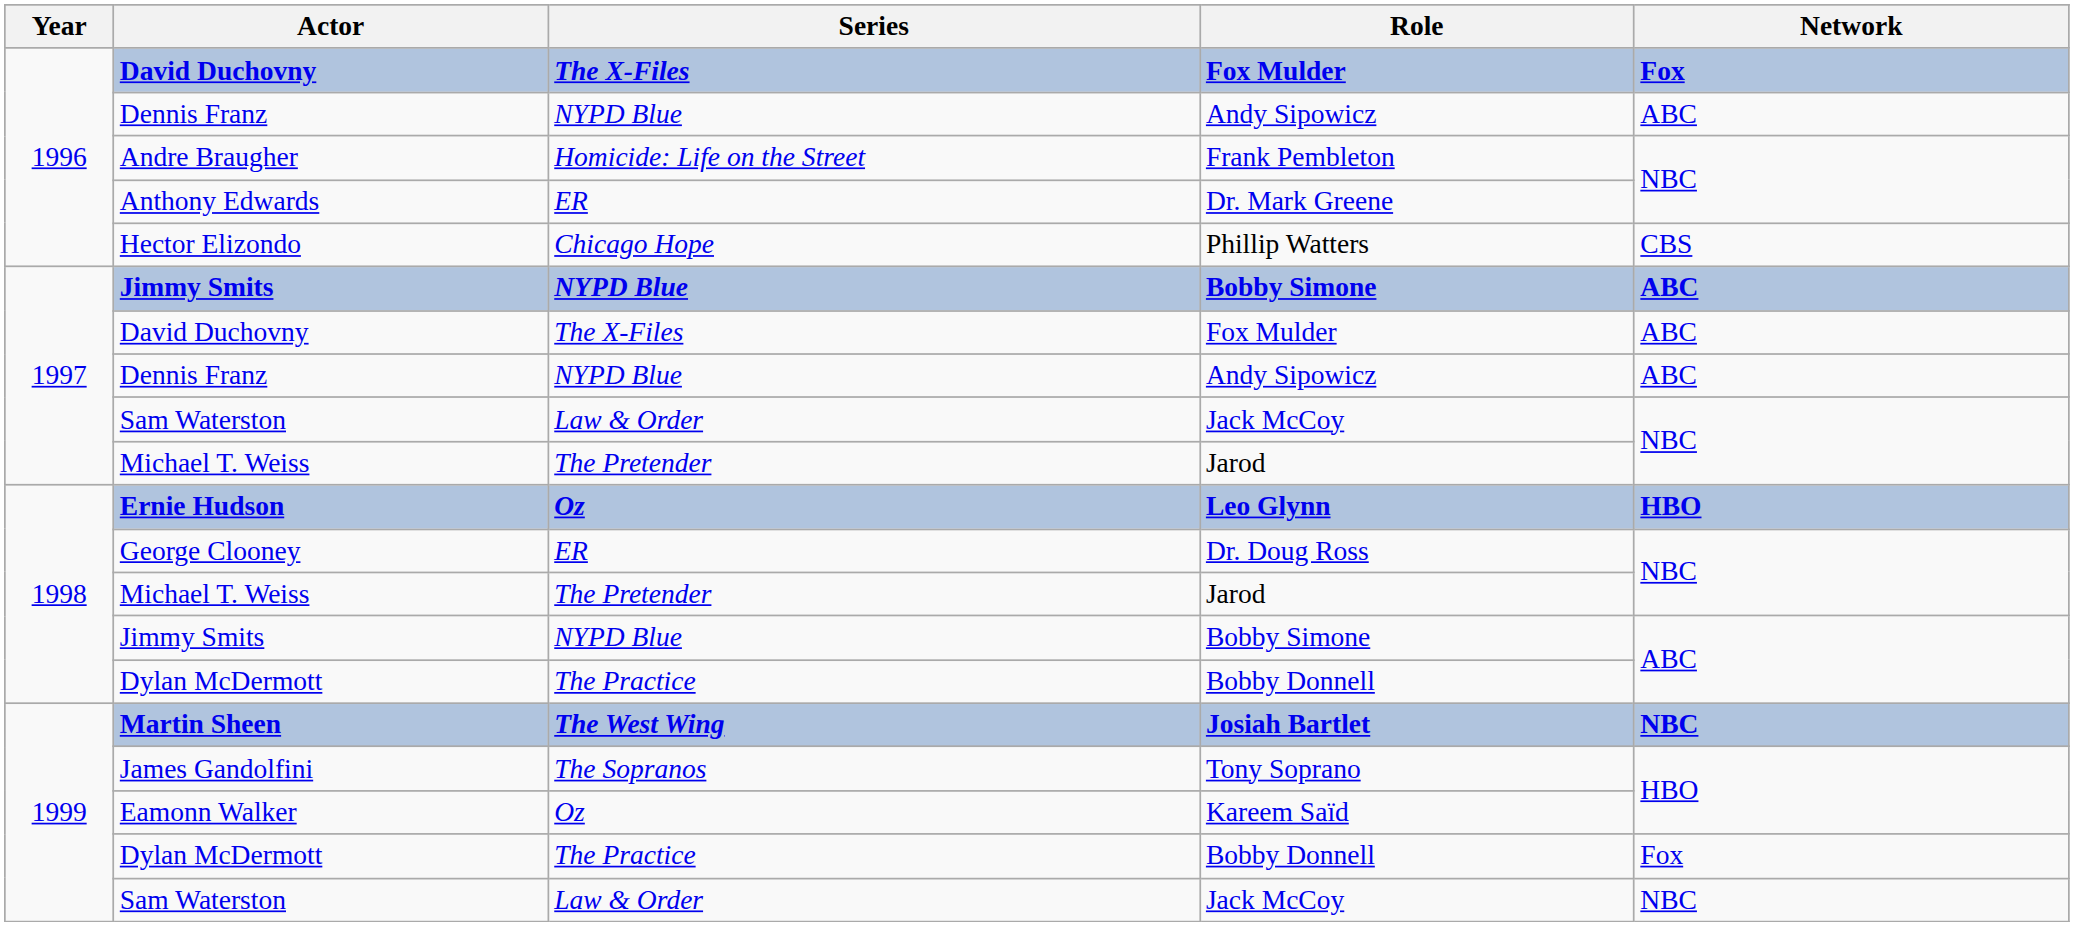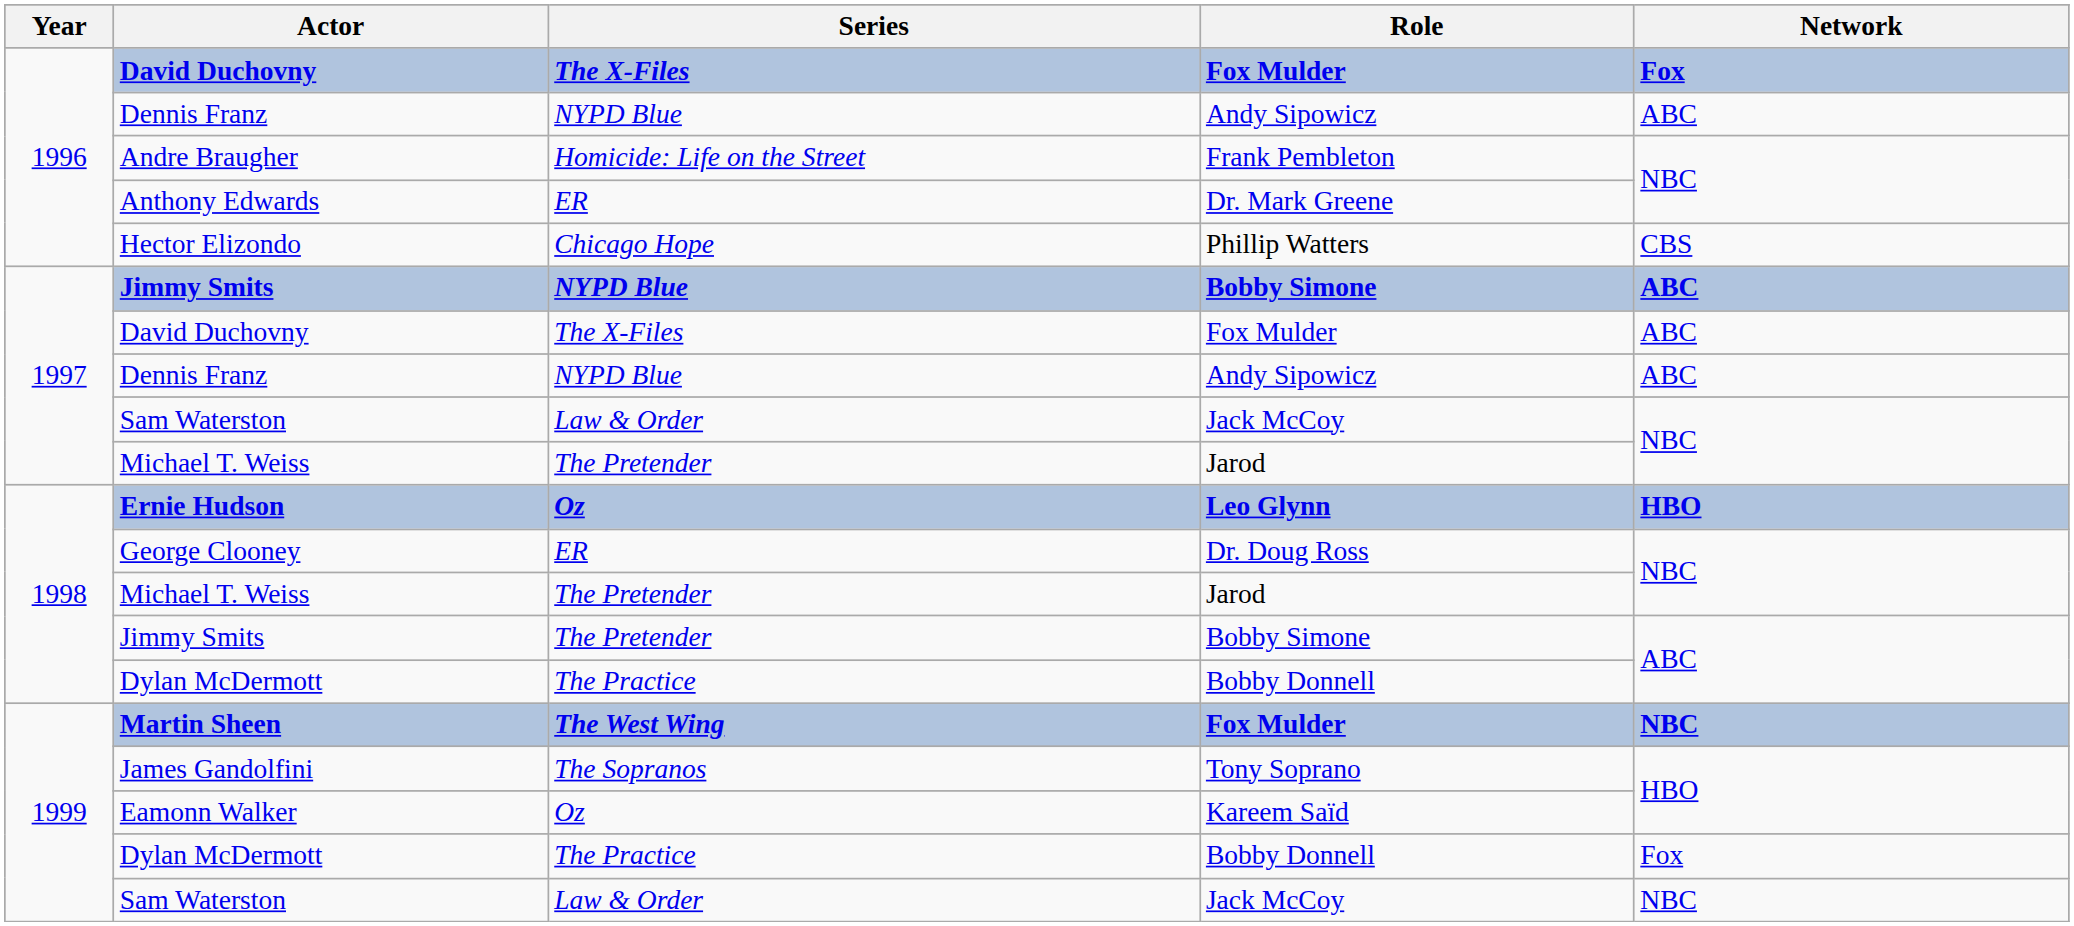(618, 637) NYPD Blue -> (633, 637) The Pretender
(1288, 724) Josiah Bartlet -> (1276, 724) Fox Mulder
